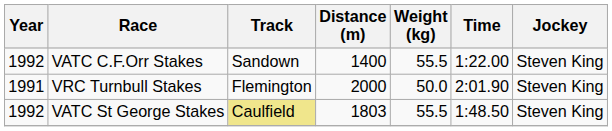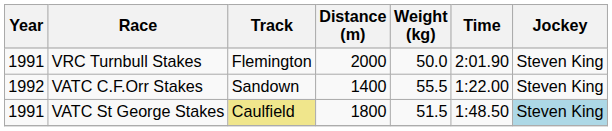rows swapped: (127, 86) <-> (127, 61)
(26, 112) 1992 -> (26, 112) 1991
(369, 112) 1803 -> (369, 112) 1800
(432, 112) 55.5 -> (432, 112) 51.5
(560, 112) no background -> (560, 112) lightblue background
